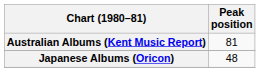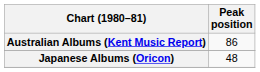(232, 42) 81 -> (232, 42) 86
